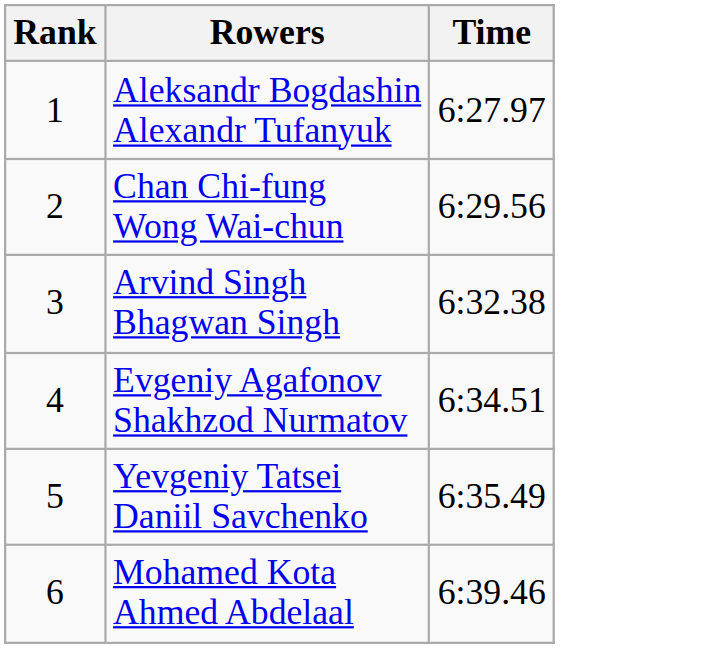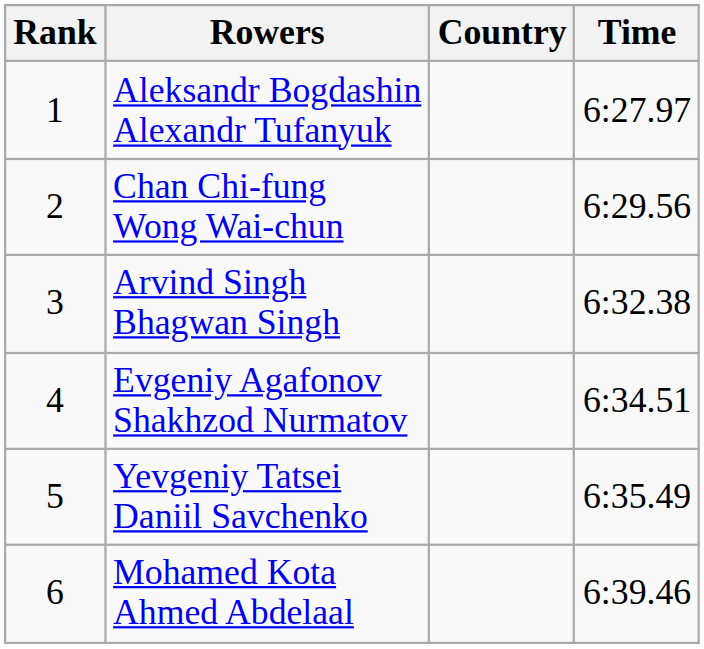+ column: (502, 32)
